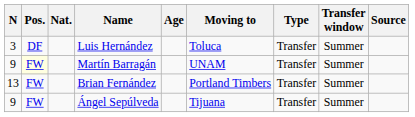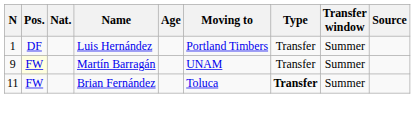(13, 45) 3 -> (13, 45) 1
(205, 45) Toluca -> (227, 45) Portland Timbers
(13, 83) 13 -> (13, 83) 11
(230, 83) Portland Timbers -> (202, 83) Toluca
(296, 83) normal -> (295, 83) bold
- row: (118, 102)
